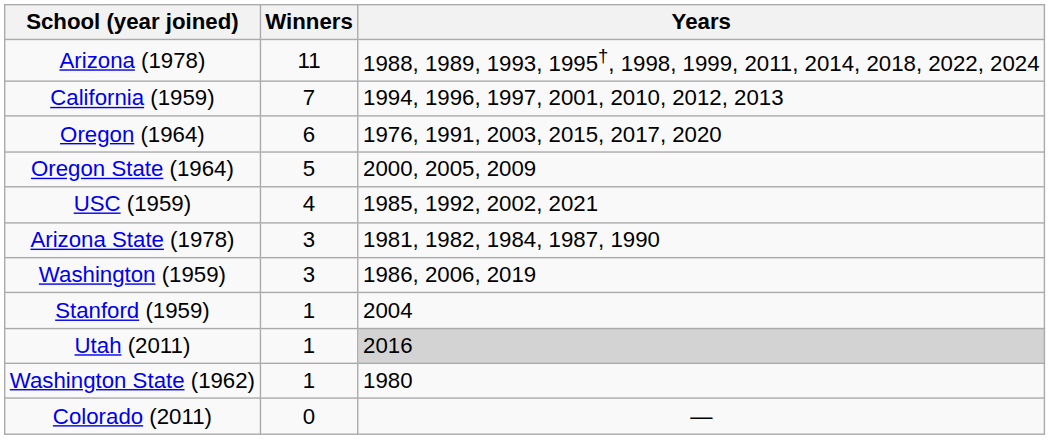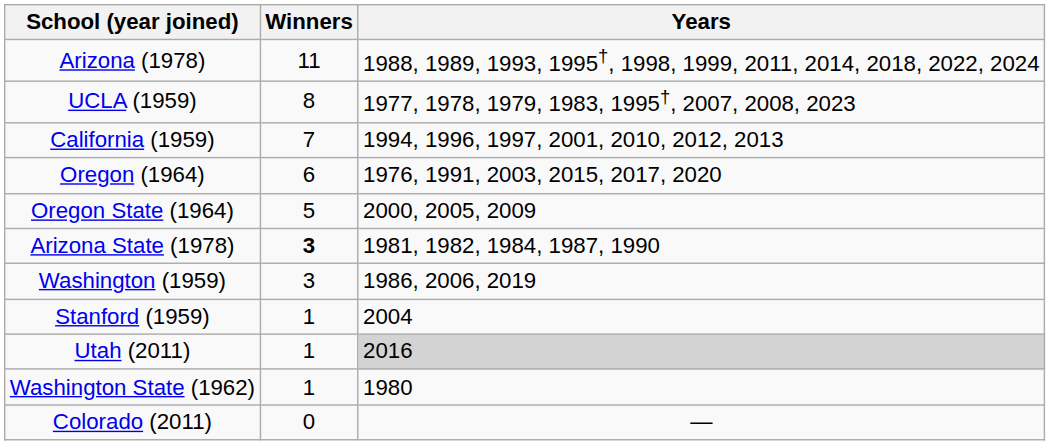+ row: (132, 101)
- row: (132, 204)
(309, 239) normal -> (309, 245) bold
